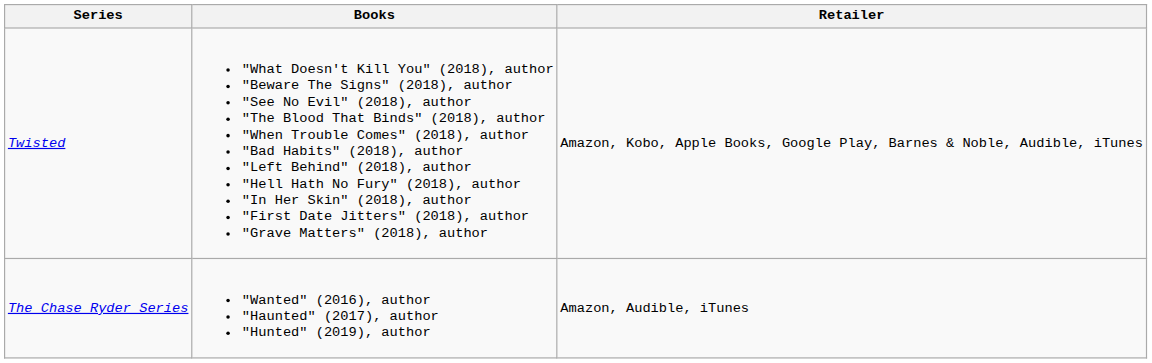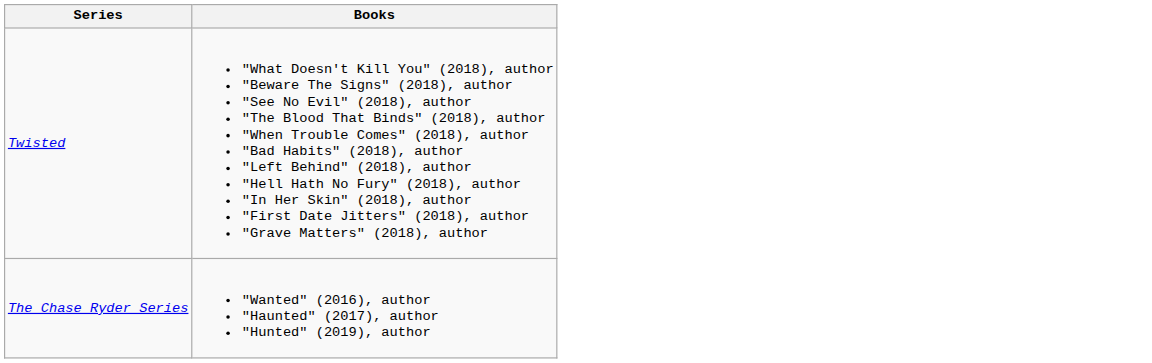- column: (852, 16)
